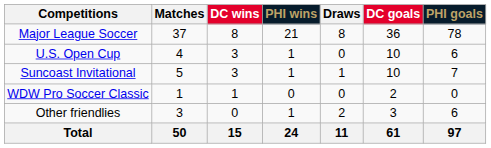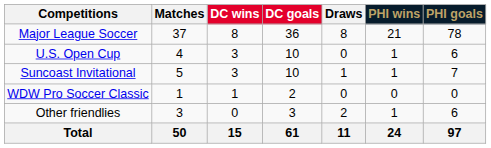columns swapped: (393, 14) <-> (291, 14)
